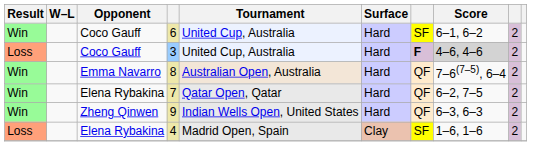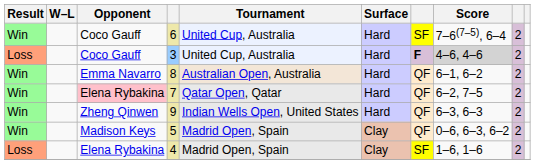(459, 33) 6–1, 6–2 -> (471, 34) 7–6(7–5), 6–4
(471, 72) 7–6(7–5), 6–4 -> (459, 74) 6–1, 6–2
(122, 93) no background -> (122, 93) pink background
+ row: (173, 131)
